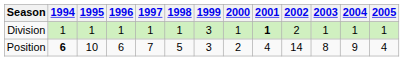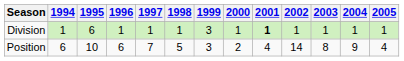(92, 30) 1 -> (92, 30) 6
(296, 30) 2 -> (296, 30) 1
(63, 47) bold -> (63, 47) normal
